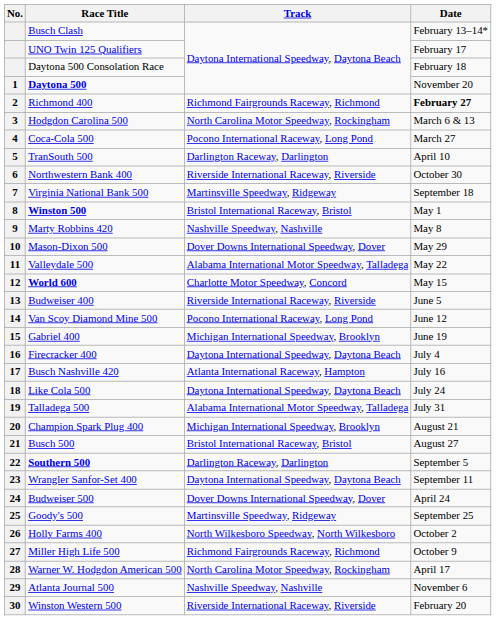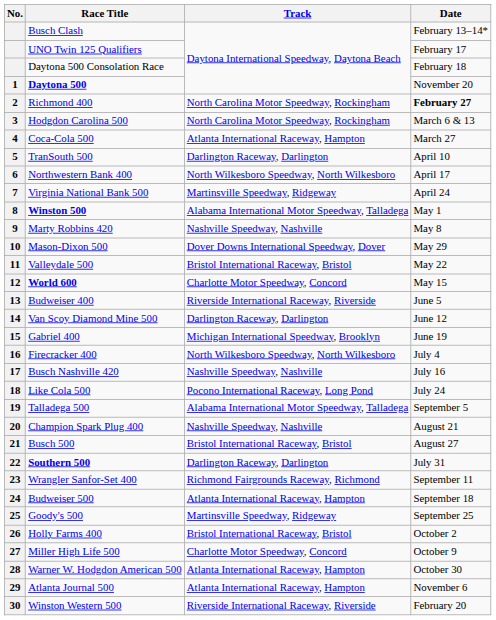(283, 102) Richmond Fairgrounds Raceway, Richmond -> (288, 102) North Carolina Motor Speedway, Rockingham
(280, 138) Pocono International Raceway, Long Pond -> (276, 138) Atlanta International Raceway, Hampton
(281, 174) Riverside International Raceway, Riverside -> (291, 174) North Wilkesboro Speedway, North Wilkesboro
(438, 174) October 30 -> (432, 174) April 17
(443, 192) September 18 -> (432, 192) April 24
(269, 210) Bristol International Raceway, Bristol -> (298, 210) Alabama International Motor Speedway, Talladega
(298, 264) Alabama International Motor Speedway, Talladega -> (269, 264) Bristol International Raceway, Bristol
(280, 318) Pocono International Raceway, Long Pond -> (258, 318) Darlington Raceway, Darlington
(294, 354) Daytona International Speedway, Daytona Beach -> (291, 354) North Wilkesboro Speedway, North Wilkesboro
(276, 372) Atlanta International Raceway, Hampton -> (255, 372) Nashville Speedway, Nashville
(294, 390) Daytona International Speedway, Daytona Beach -> (280, 390) Pocono International Raceway, Long Pond
(429, 407) July 31 -> (441, 407) September 5
(283, 425) Michigan International Speedway, Brooklyn -> (255, 425) Nashville Speedway, Nashville
(441, 461) September 5 -> (429, 461) July 31
(294, 479) Daytona International Speedway, Daytona Beach -> (283, 479) Richmond Fairgrounds Raceway, Richmond
(286, 497) Dover Downs International Speedway, Dover -> (276, 497) Atlanta International Raceway, Hampton
(432, 497) April 24 -> (443, 497) September 18
(291, 533) North Wilkesboro Speedway, North Wilkesboro -> (269, 533) Bristol International Raceway, Bristol
(283, 551) Richmond Fairgrounds Raceway, Richmond -> (267, 551) Charlotte Motor Speedway, Concord
(288, 569) North Carolina Motor Speedway, Rockingham -> (276, 569) Atlanta International Raceway, Hampton
(432, 569) April 17 -> (438, 569) October 30
(255, 587) Nashville Speedway, Nashville -> (276, 587) Atlanta International Raceway, Hampton
